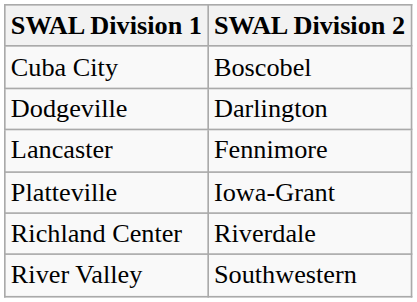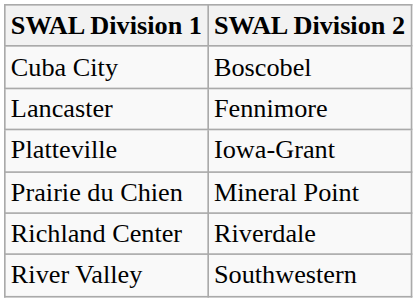- row: (69, 108)
+ row: (97, 191)
